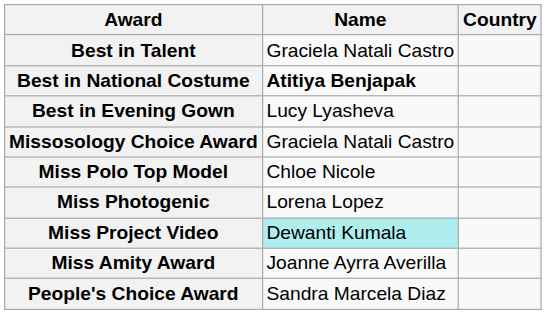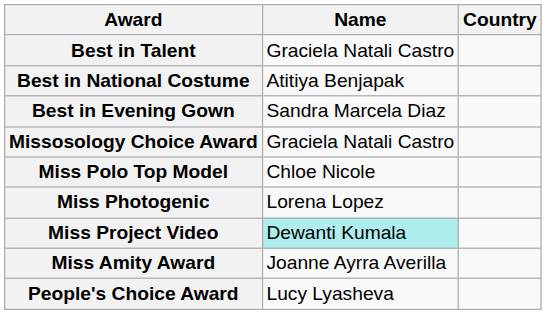(341, 80) bold -> (335, 80) normal
(330, 111) Lucy Lyasheva -> (356, 111) Sandra Marcela Diaz
(356, 293) Sandra Marcela Diaz -> (330, 293) Lucy Lyasheva
